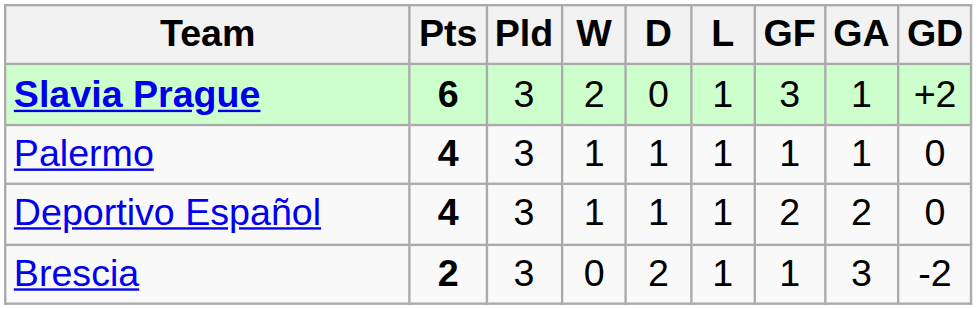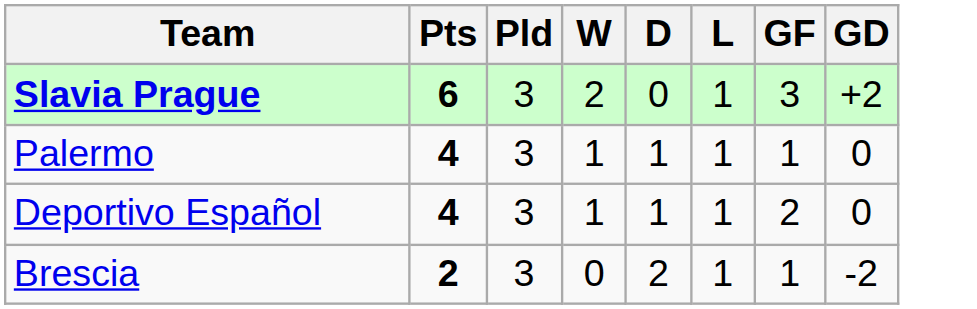- column: (861, 34)
